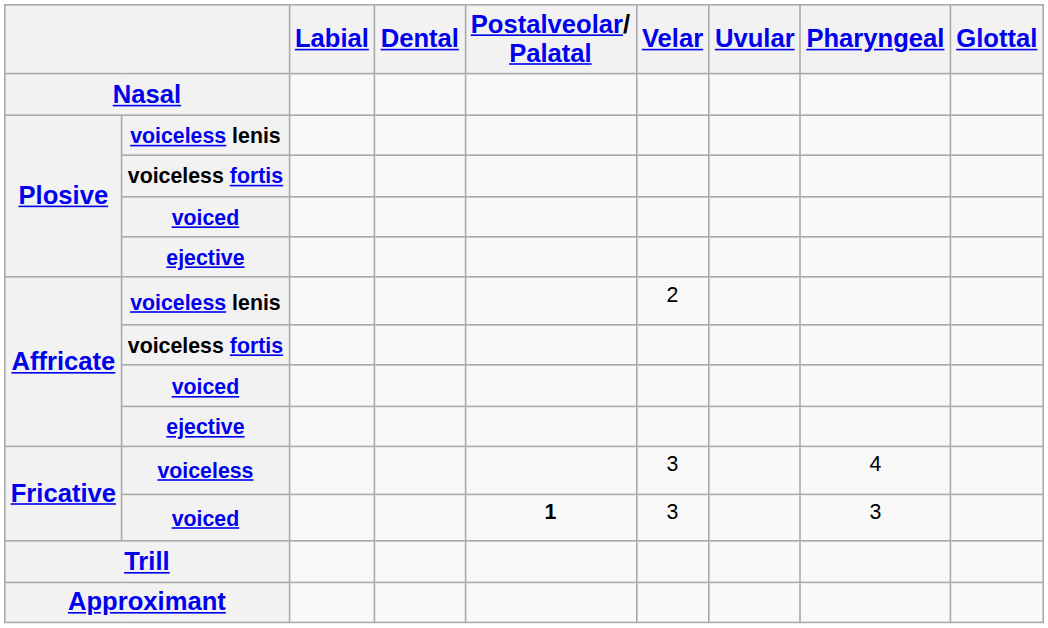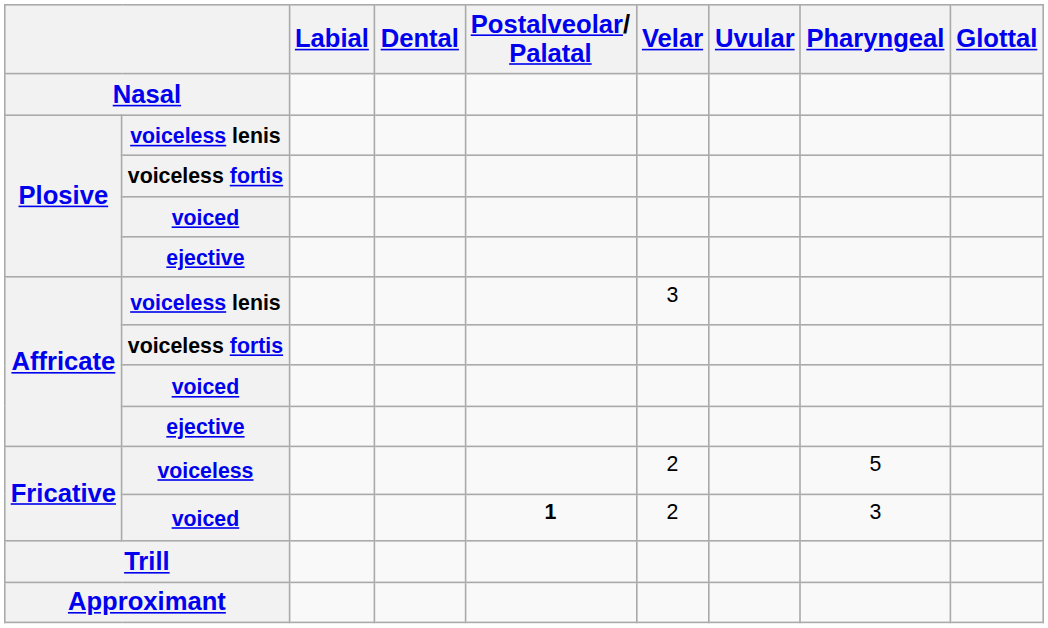(673, 295) 2 -> (673, 295) 3
(673, 464) 3 -> (673, 464) 2
(875, 464) 4 -> (875, 464) 5
(673, 512) 3 -> (673, 512) 2
